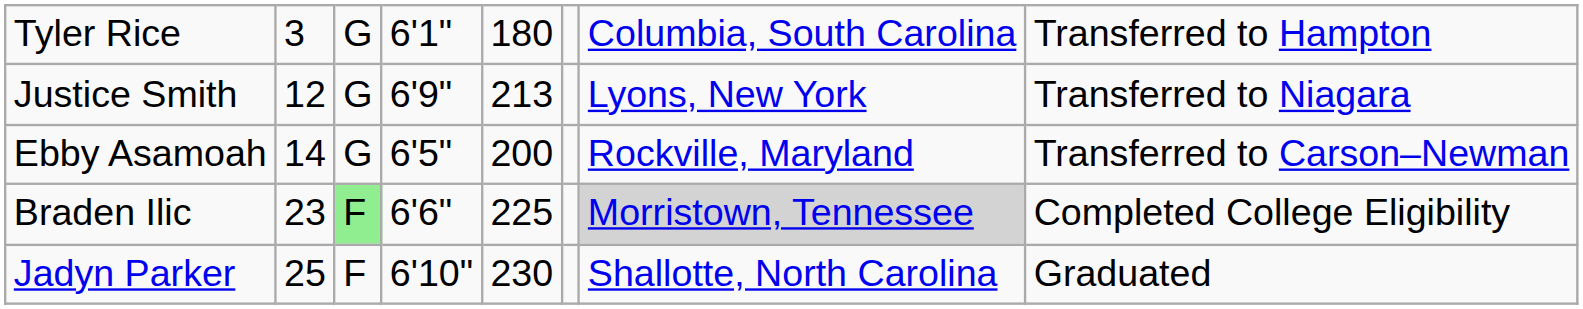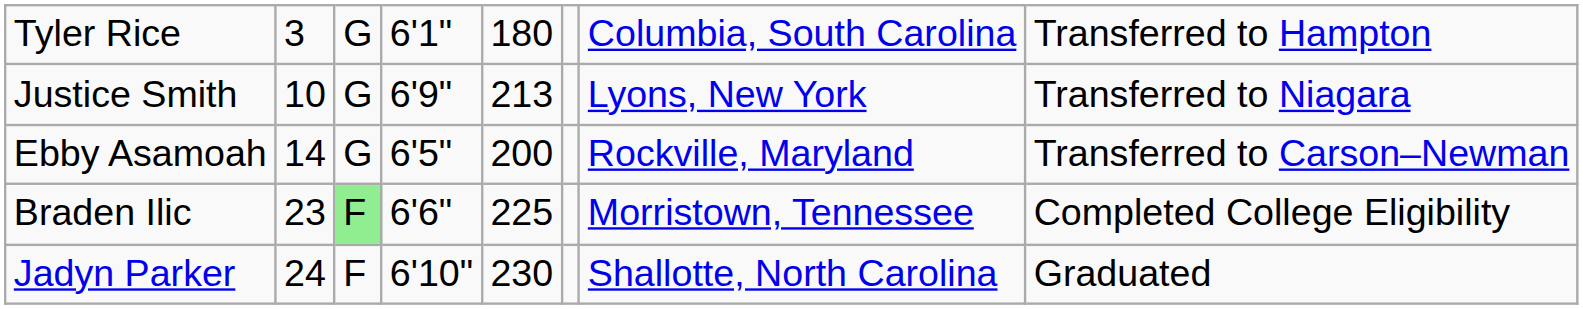(305, 93) 12 -> (305, 93) 10
(781, 213) lightgrey background -> (781, 213) no background
(305, 272) 25 -> (305, 272) 24
